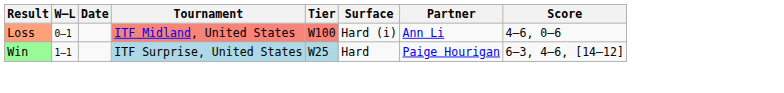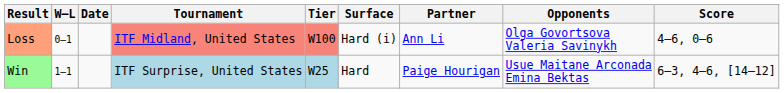+ column: (579, 14)
